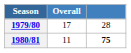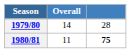(67, 25) 17 -> (67, 25) 14
